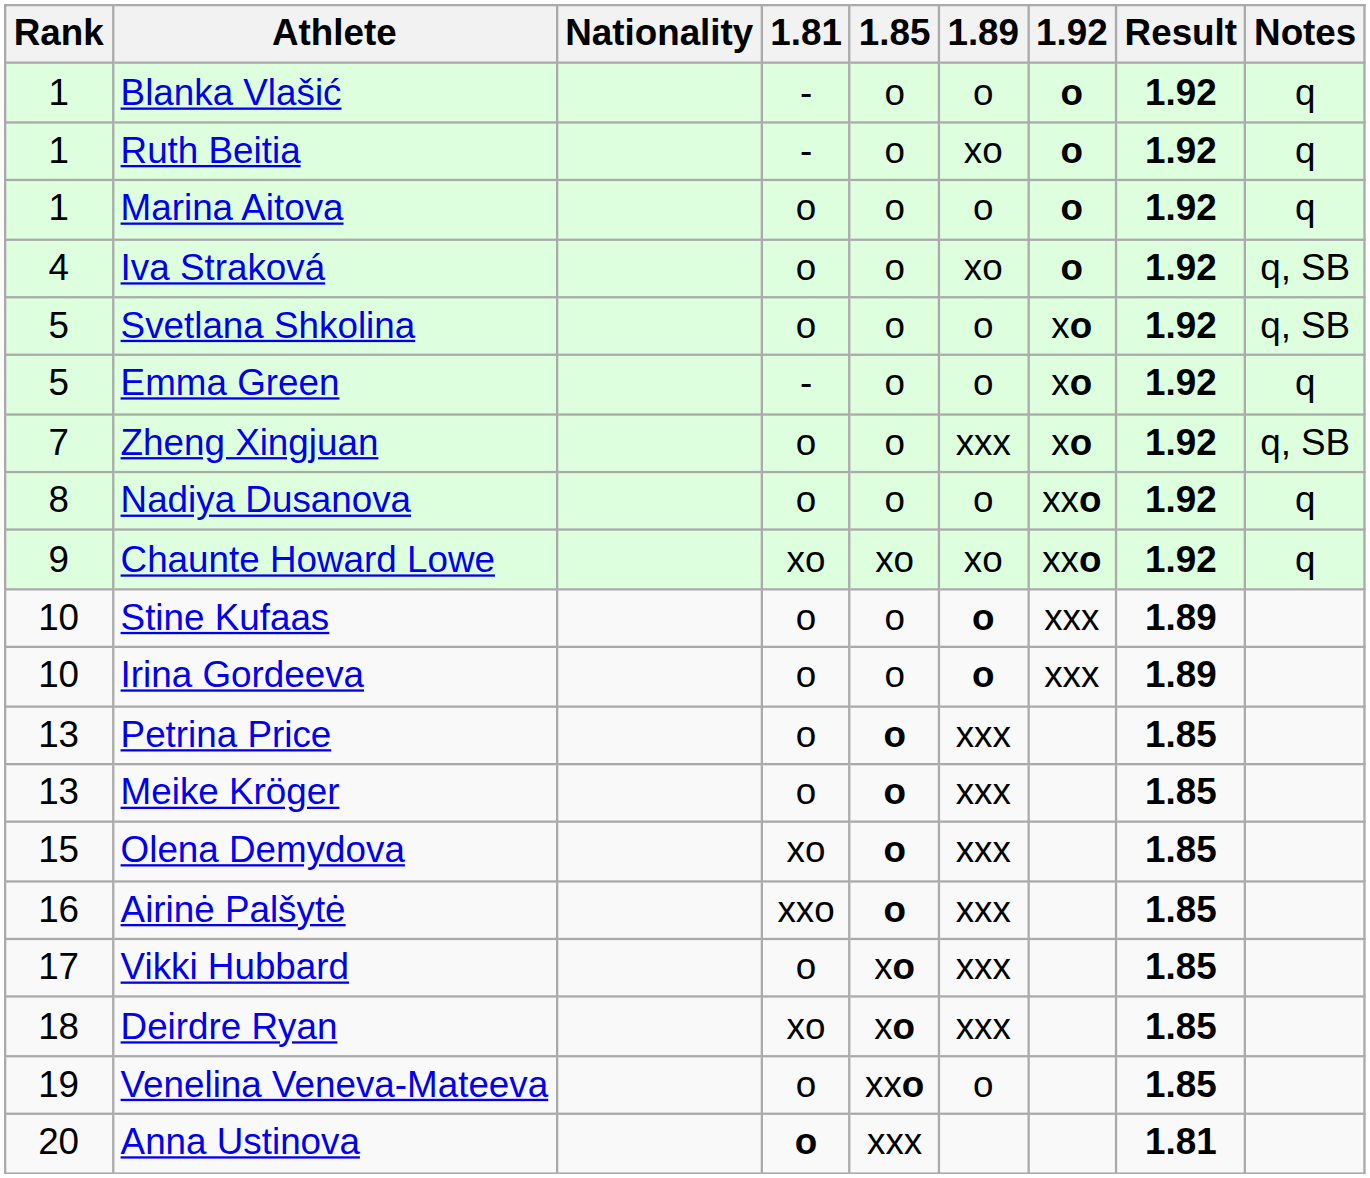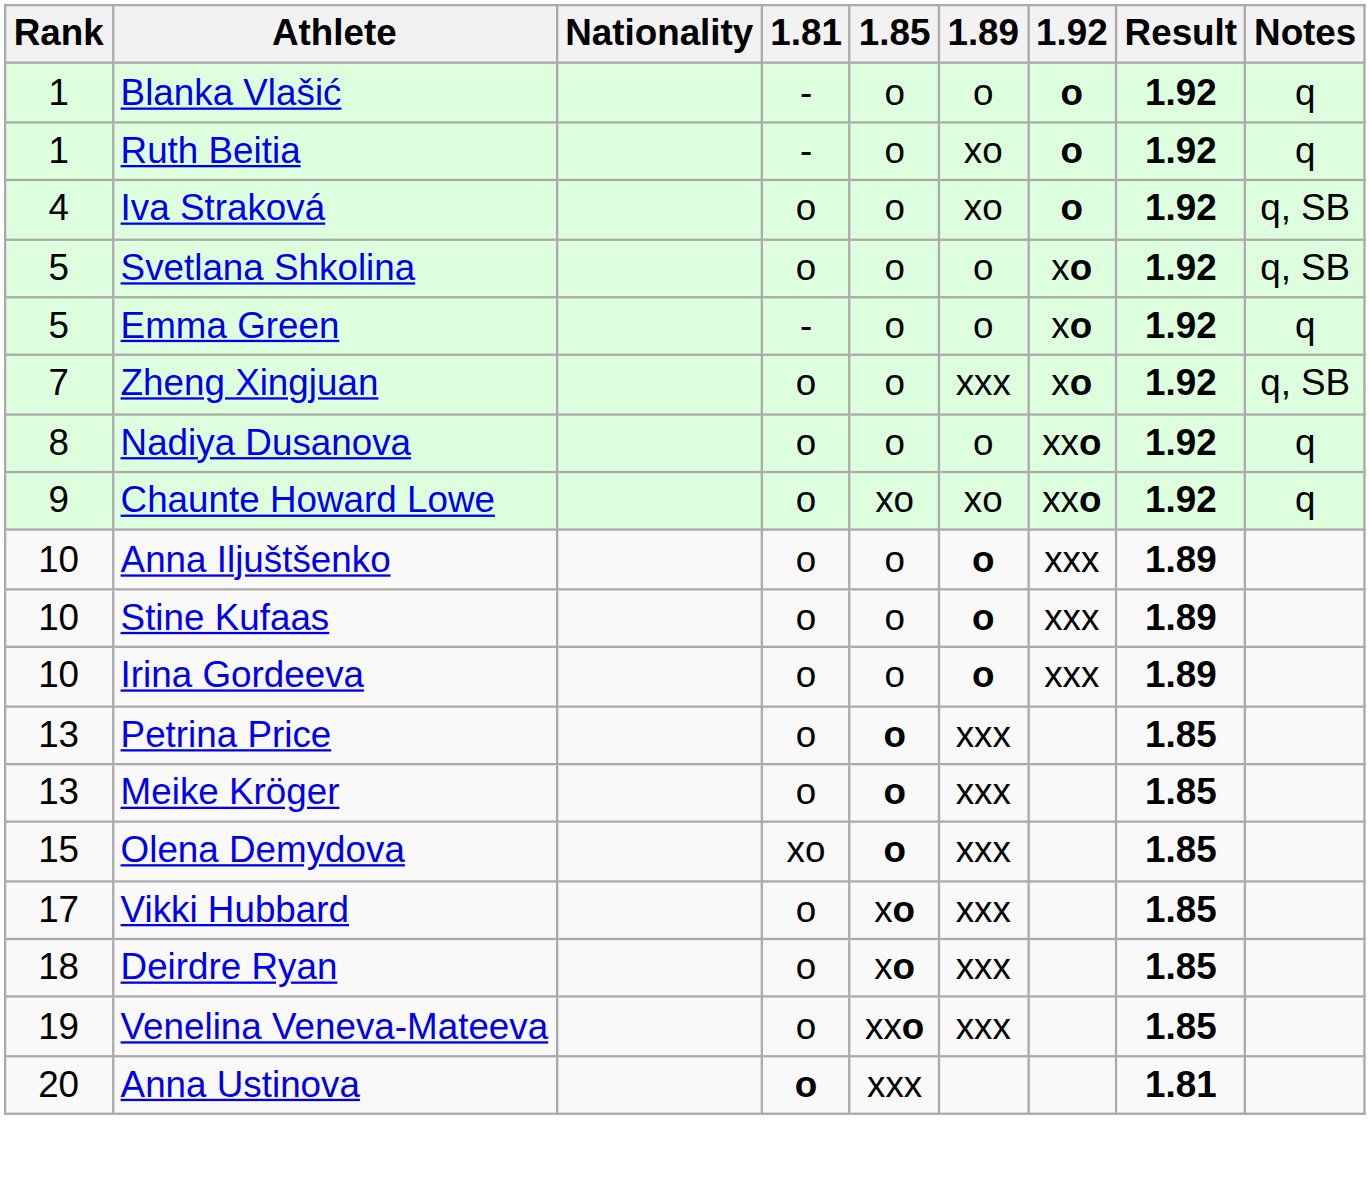- row: (232, 208)
(806, 558) xo -> (806, 500) o
+ row: (256, 558)
- row: (233, 909)
(806, 1025) xo -> (806, 967) o
(983, 1084) o -> (983, 1025) xxx
